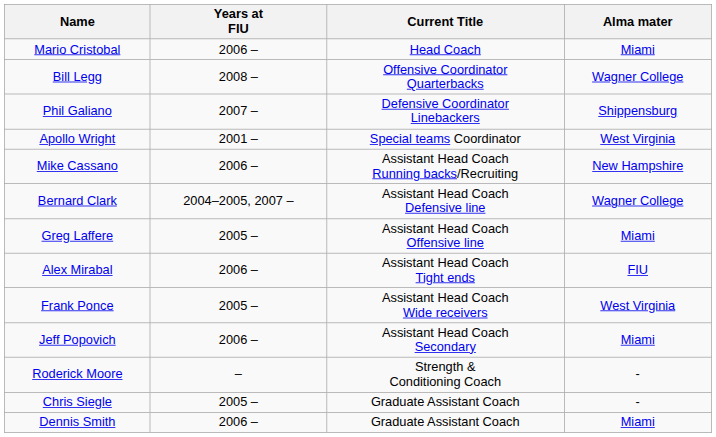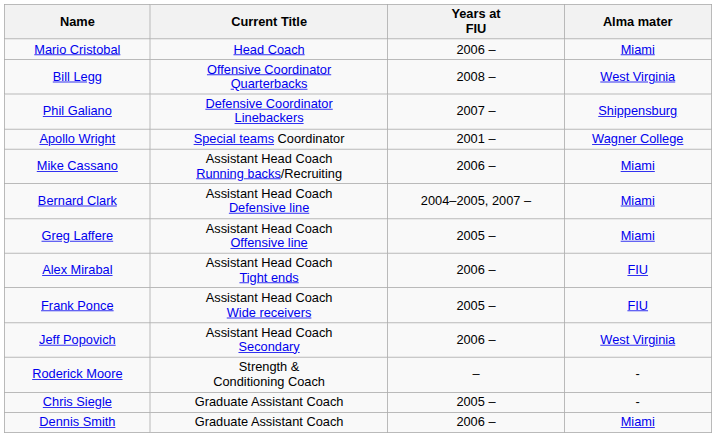columns swapped: (445, 21) <-> (238, 21)
(638, 76) Wagner College -> (638, 76) West Virginia
(638, 139) West Virginia -> (638, 139) Wagner College
(638, 166) New Hampshire -> (638, 166) Miami
(638, 201) Wagner College -> (638, 201) Miami
(638, 305) West Virginia -> (638, 305) FIU
(638, 340) Miami -> (638, 340) West Virginia
